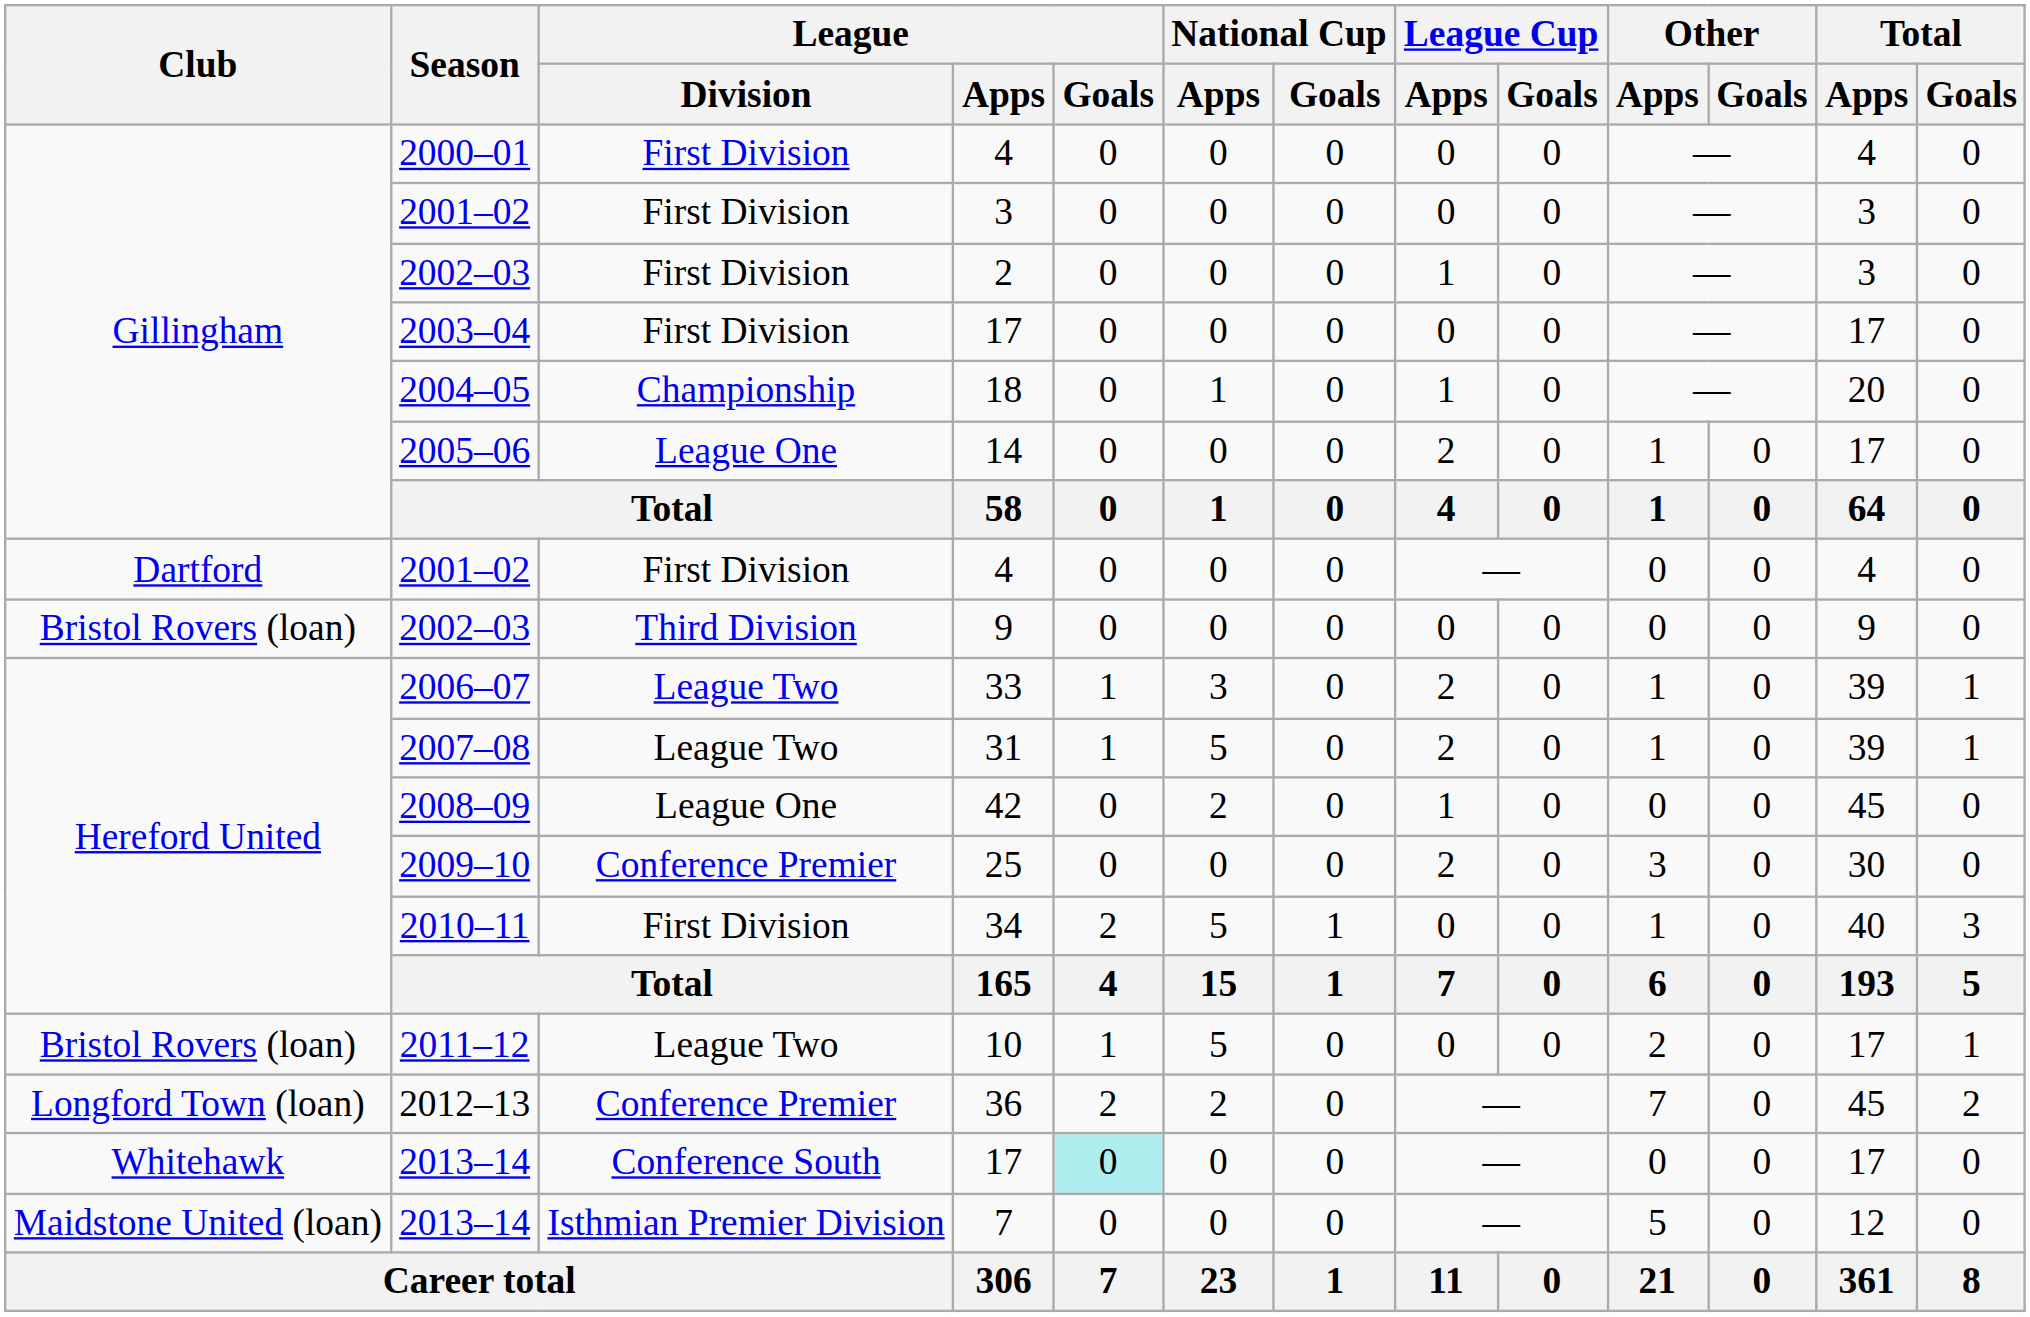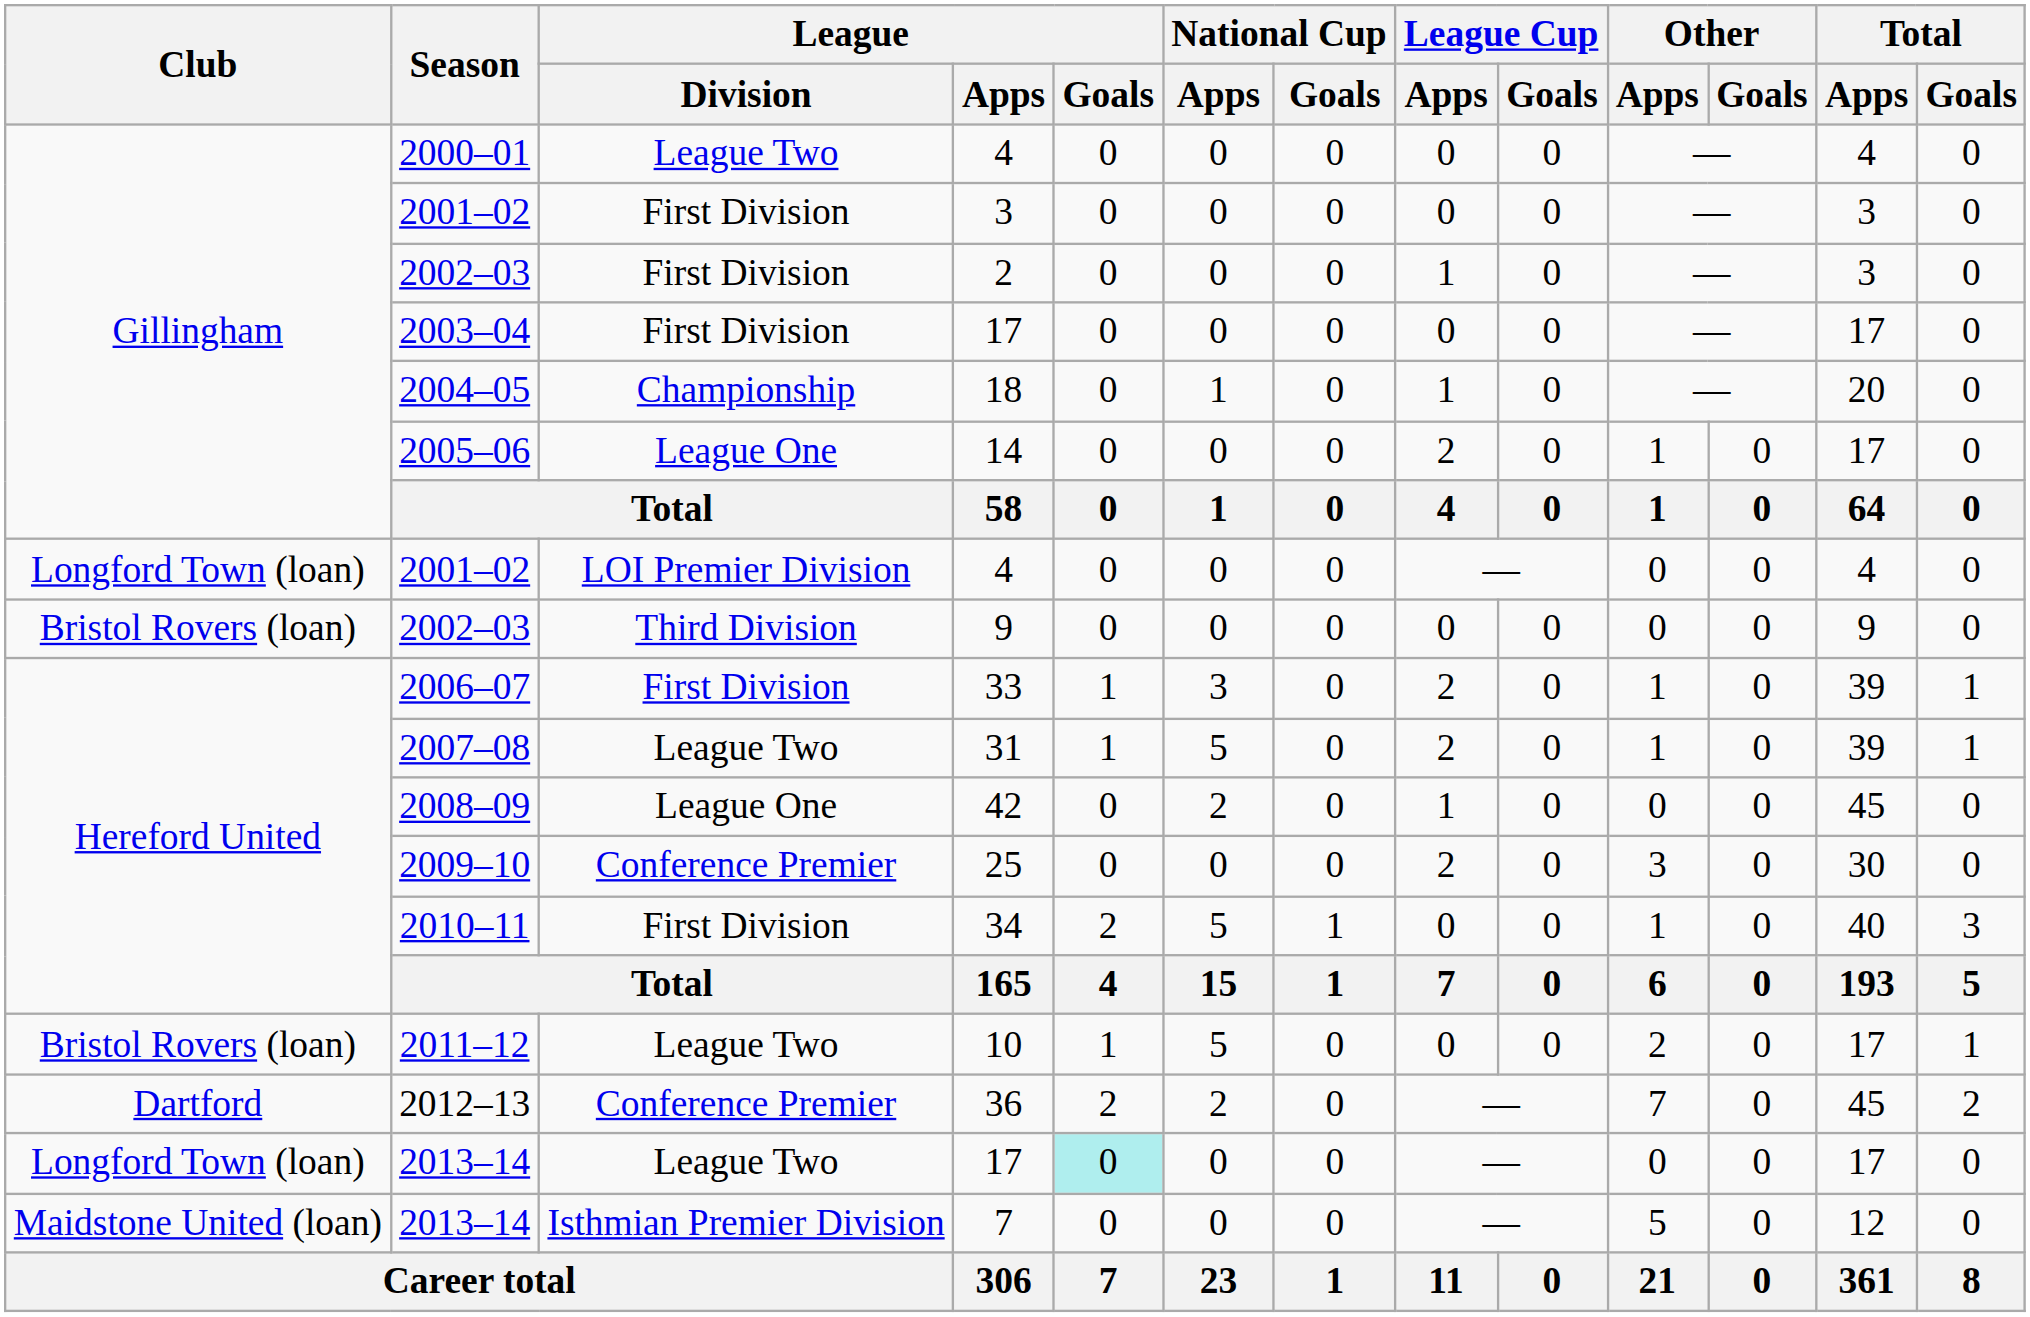(746, 152) First Division -> (746, 152) League Two
(198, 568) Dartford -> (198, 568) Longford Town (loan)
(746, 568) First Division -> (746, 568) LOI Premier Division
(746, 687) League Two -> (746, 687) First Division
(198, 1102) Longford Town (loan) -> (198, 1102) Dartford
(198, 1162) Whitehawk -> (198, 1162) Longford Town (loan)
(746, 1162) Conference South -> (746, 1162) League Two
